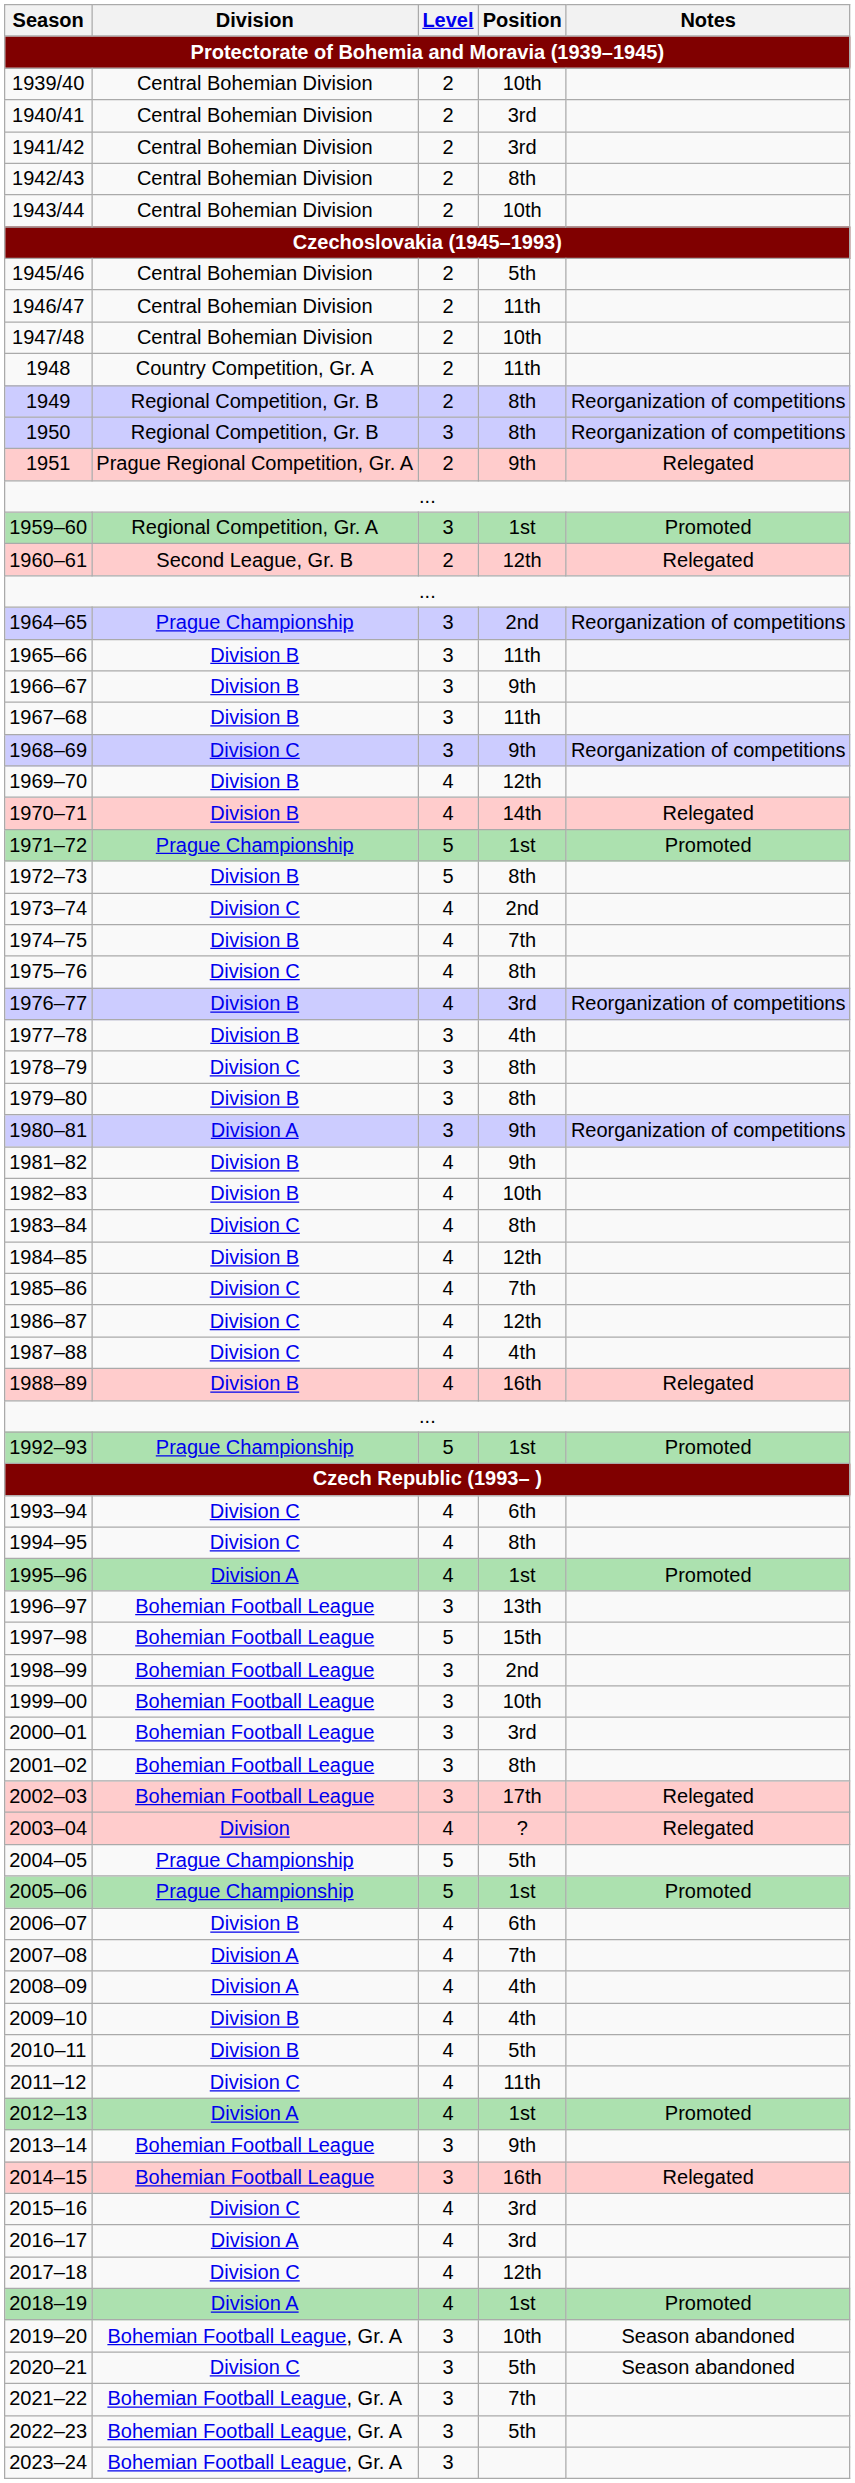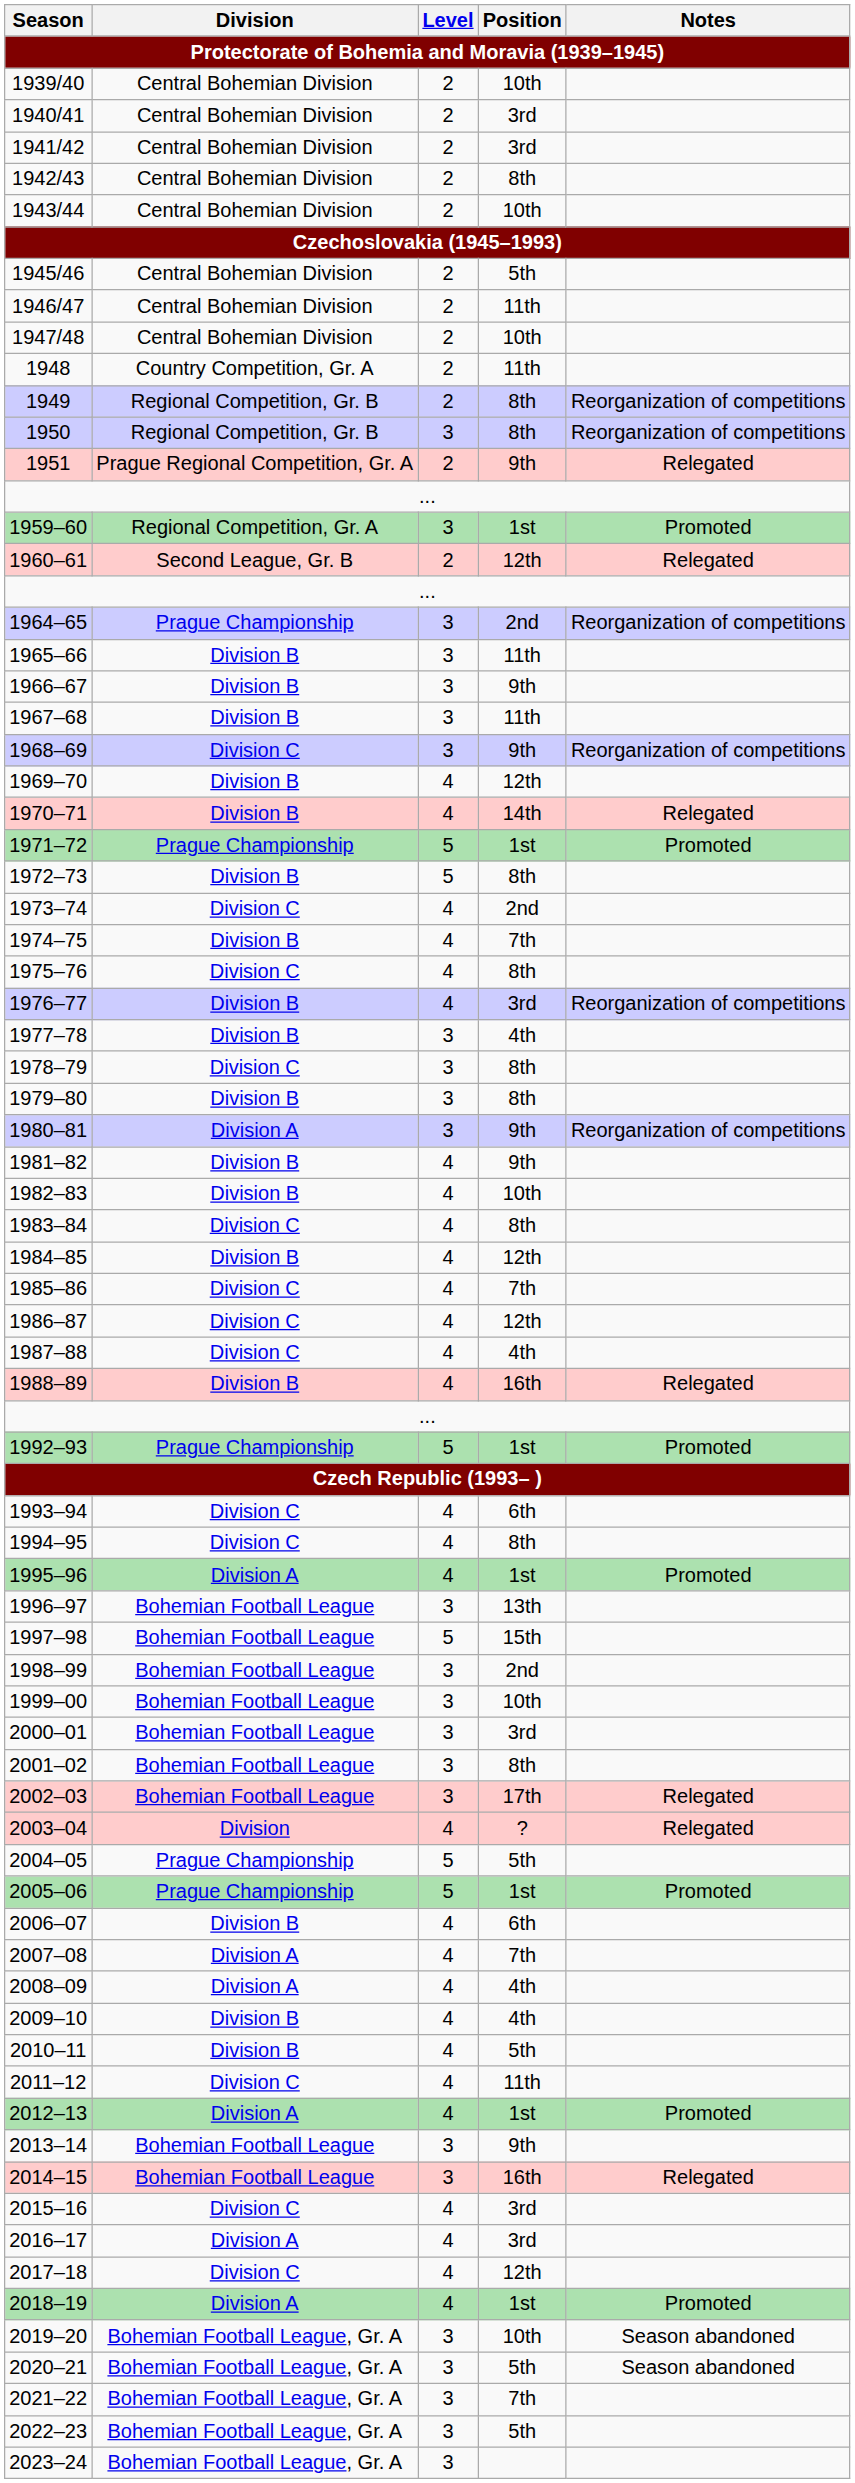(255, 2367) Division C -> (255, 2367) Bohemian Football League, Gr. A
